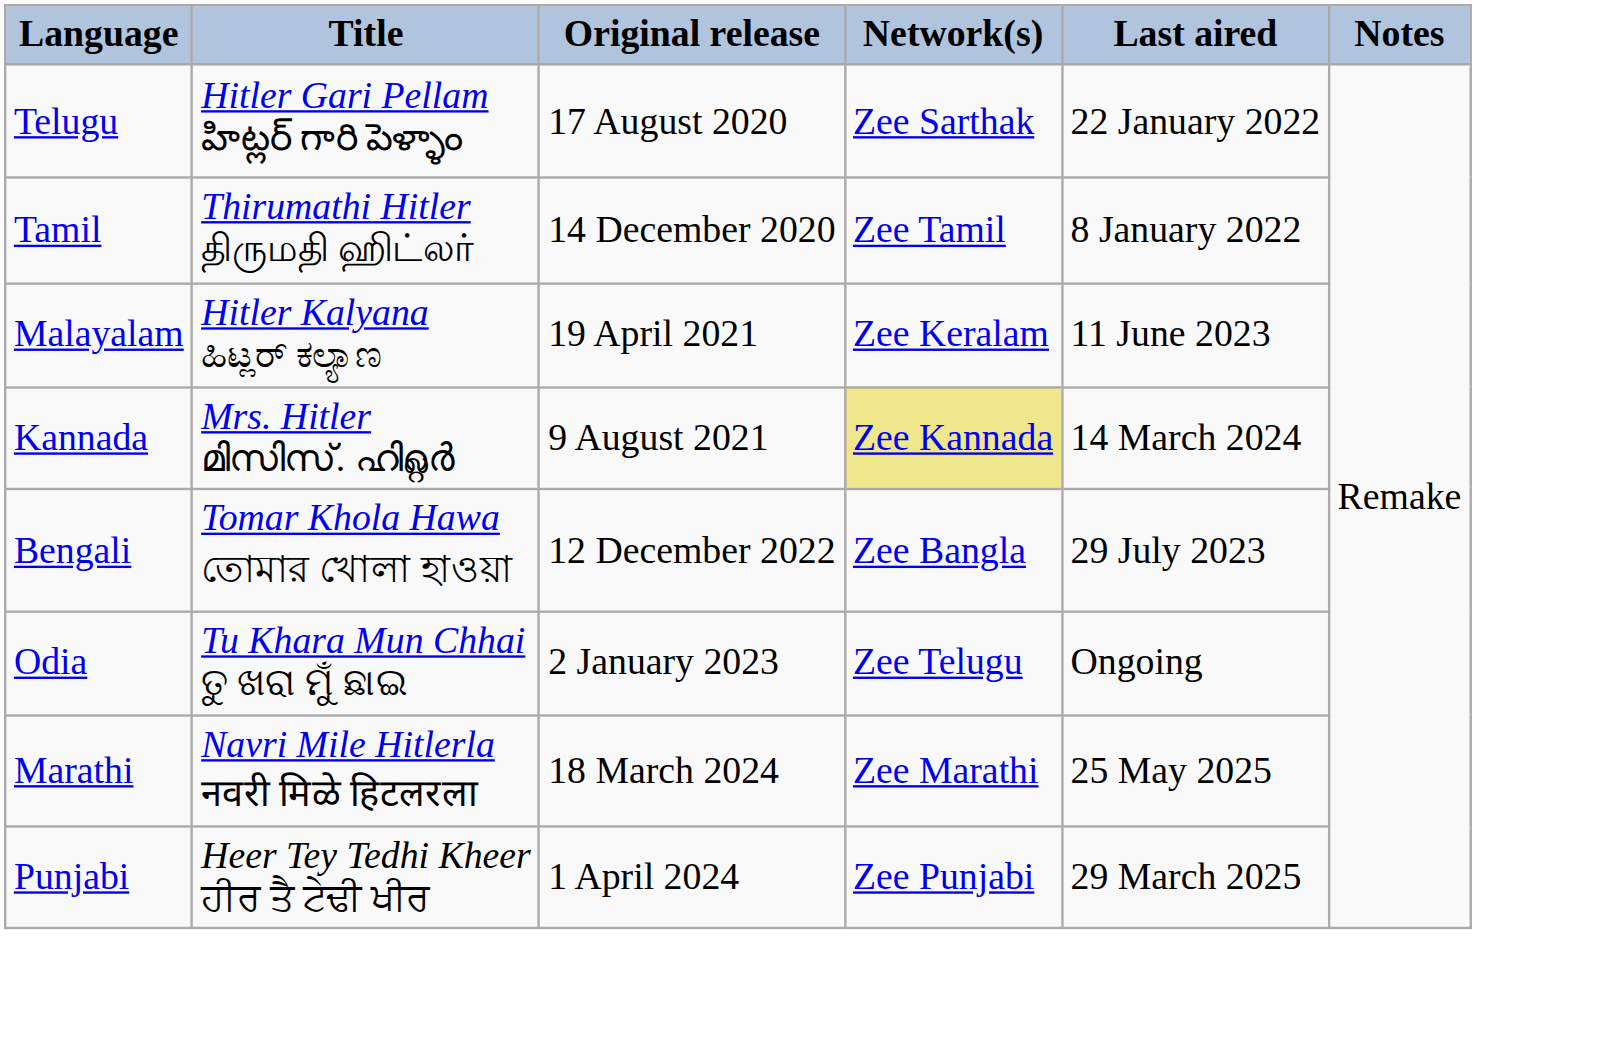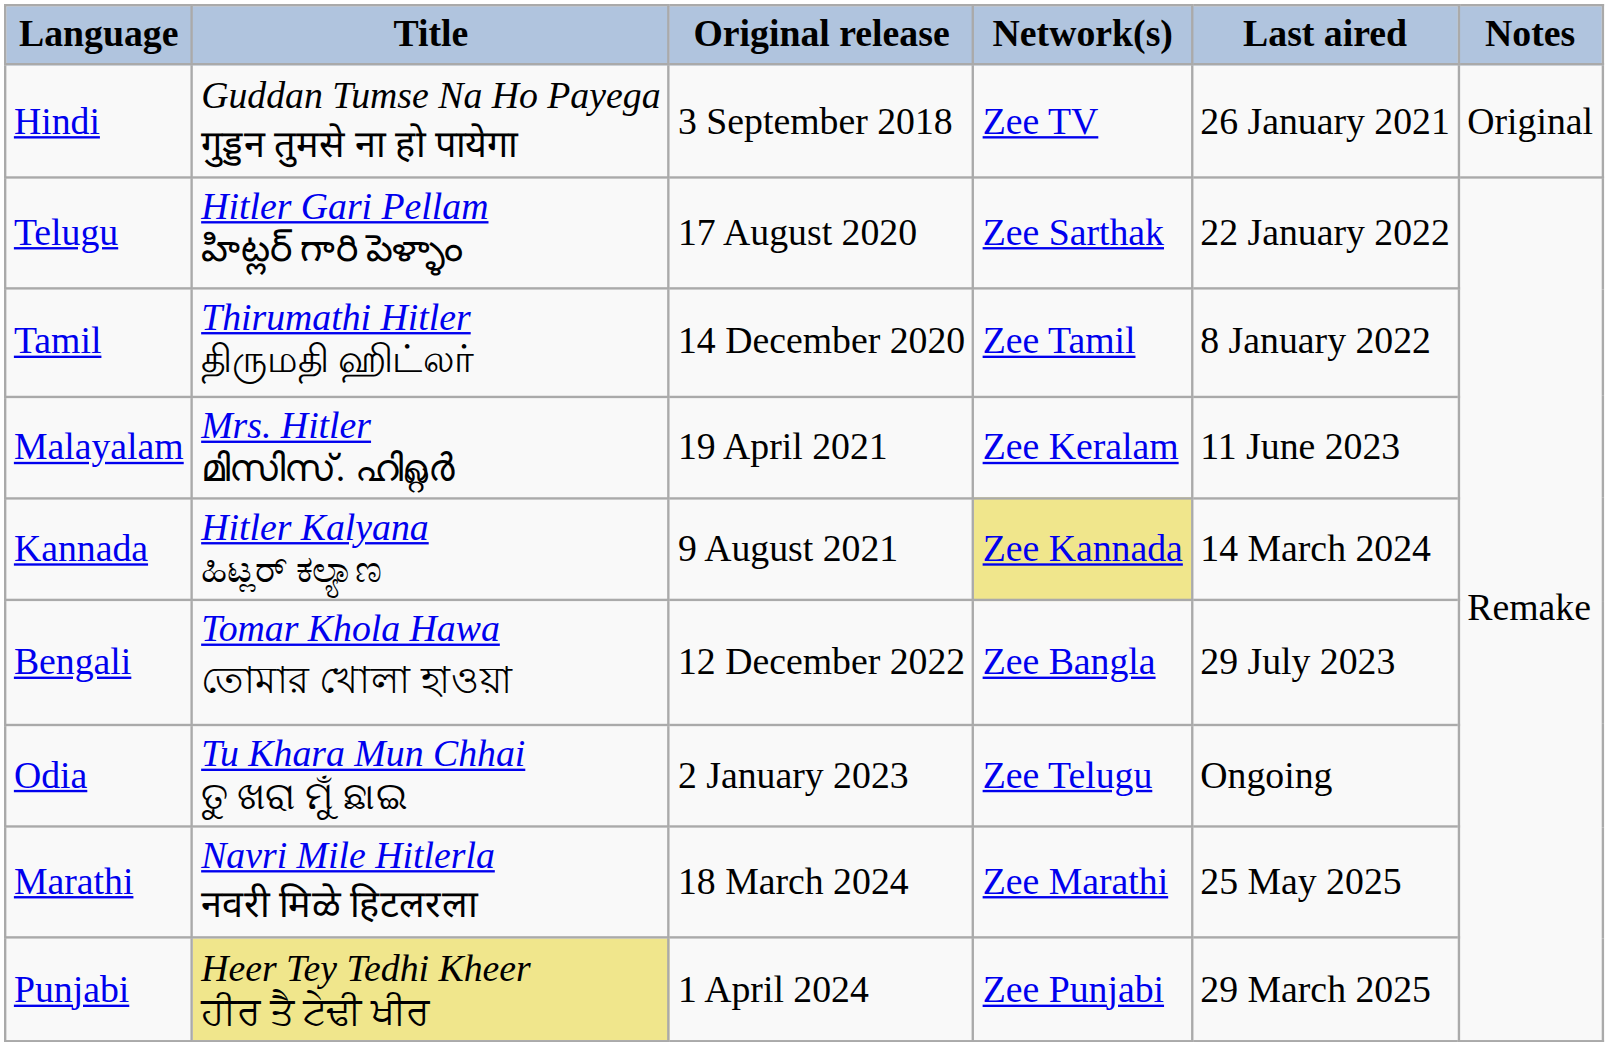+ row: (57, 120)
(315, 334) Hitler Kalyana ಹಿಟ್ಲರ್ ಕಲ್ಯಾಣ -> (327, 446) Mrs. Hitler മിസിസ്. ഹിറ്റ്ലർ
(327, 436) Mrs. Hitler മിസിസ്. ഹിറ്റ്ലർ -> (315, 548) Hitler Kalyana ಹಿಟ್ಲರ್ ಕಲ್ಯಾಣ
(366, 876) no background -> (366, 988) khaki background
